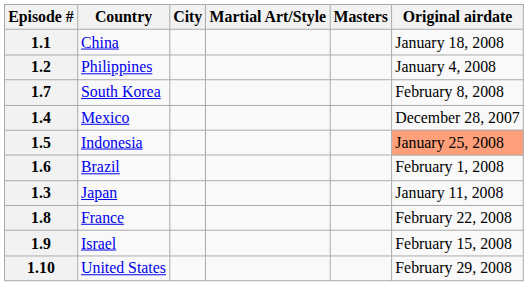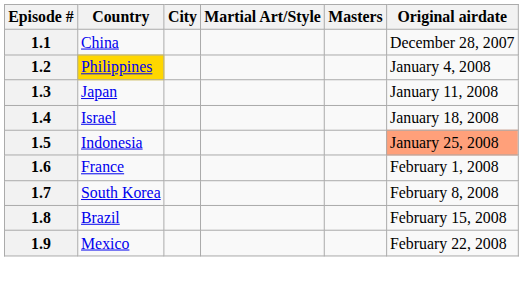(450, 42) January 18, 2008 -> (452, 42) December 28, 2007
(117, 67) no background -> (117, 67) gold background
rows swapped: (41, 192) <-> (41, 92)
(105, 117) Mexico -> (99, 117) Israel
(458, 117) December 28, 2007 -> (444, 117) January 18, 2008
(100, 167) Brazil -> (103, 167) France
(103, 218) France -> (100, 218) Brazil
(454, 218) February 22, 2008 -> (448, 218) February 15, 2008
(99, 243) Israel -> (105, 243) Mexico
(454, 243) February 15, 2008 -> (448, 243) February 22, 2008
- row: (41, 268)
